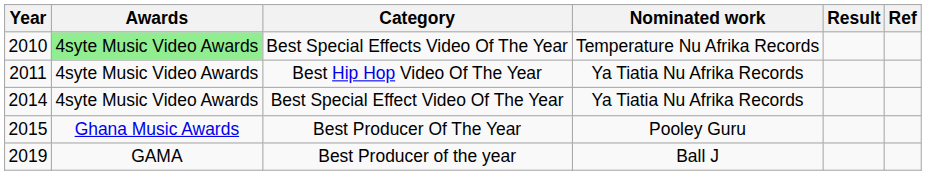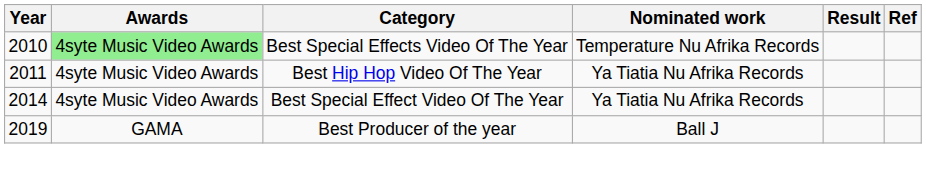- row: (417, 128)
